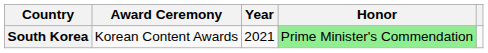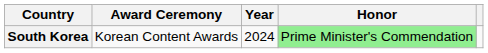(259, 36) 2021 -> (259, 36) 2024
